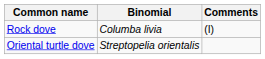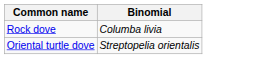- column: (231, 12)
